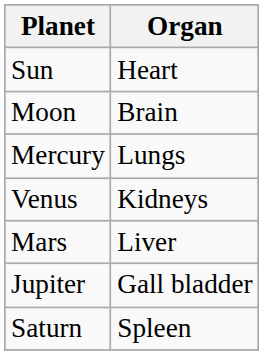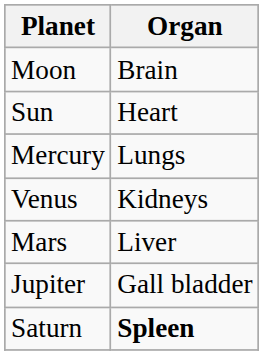rows swapped: (32, 69) <-> (44, 112)
(154, 328) normal -> (156, 328) bold
